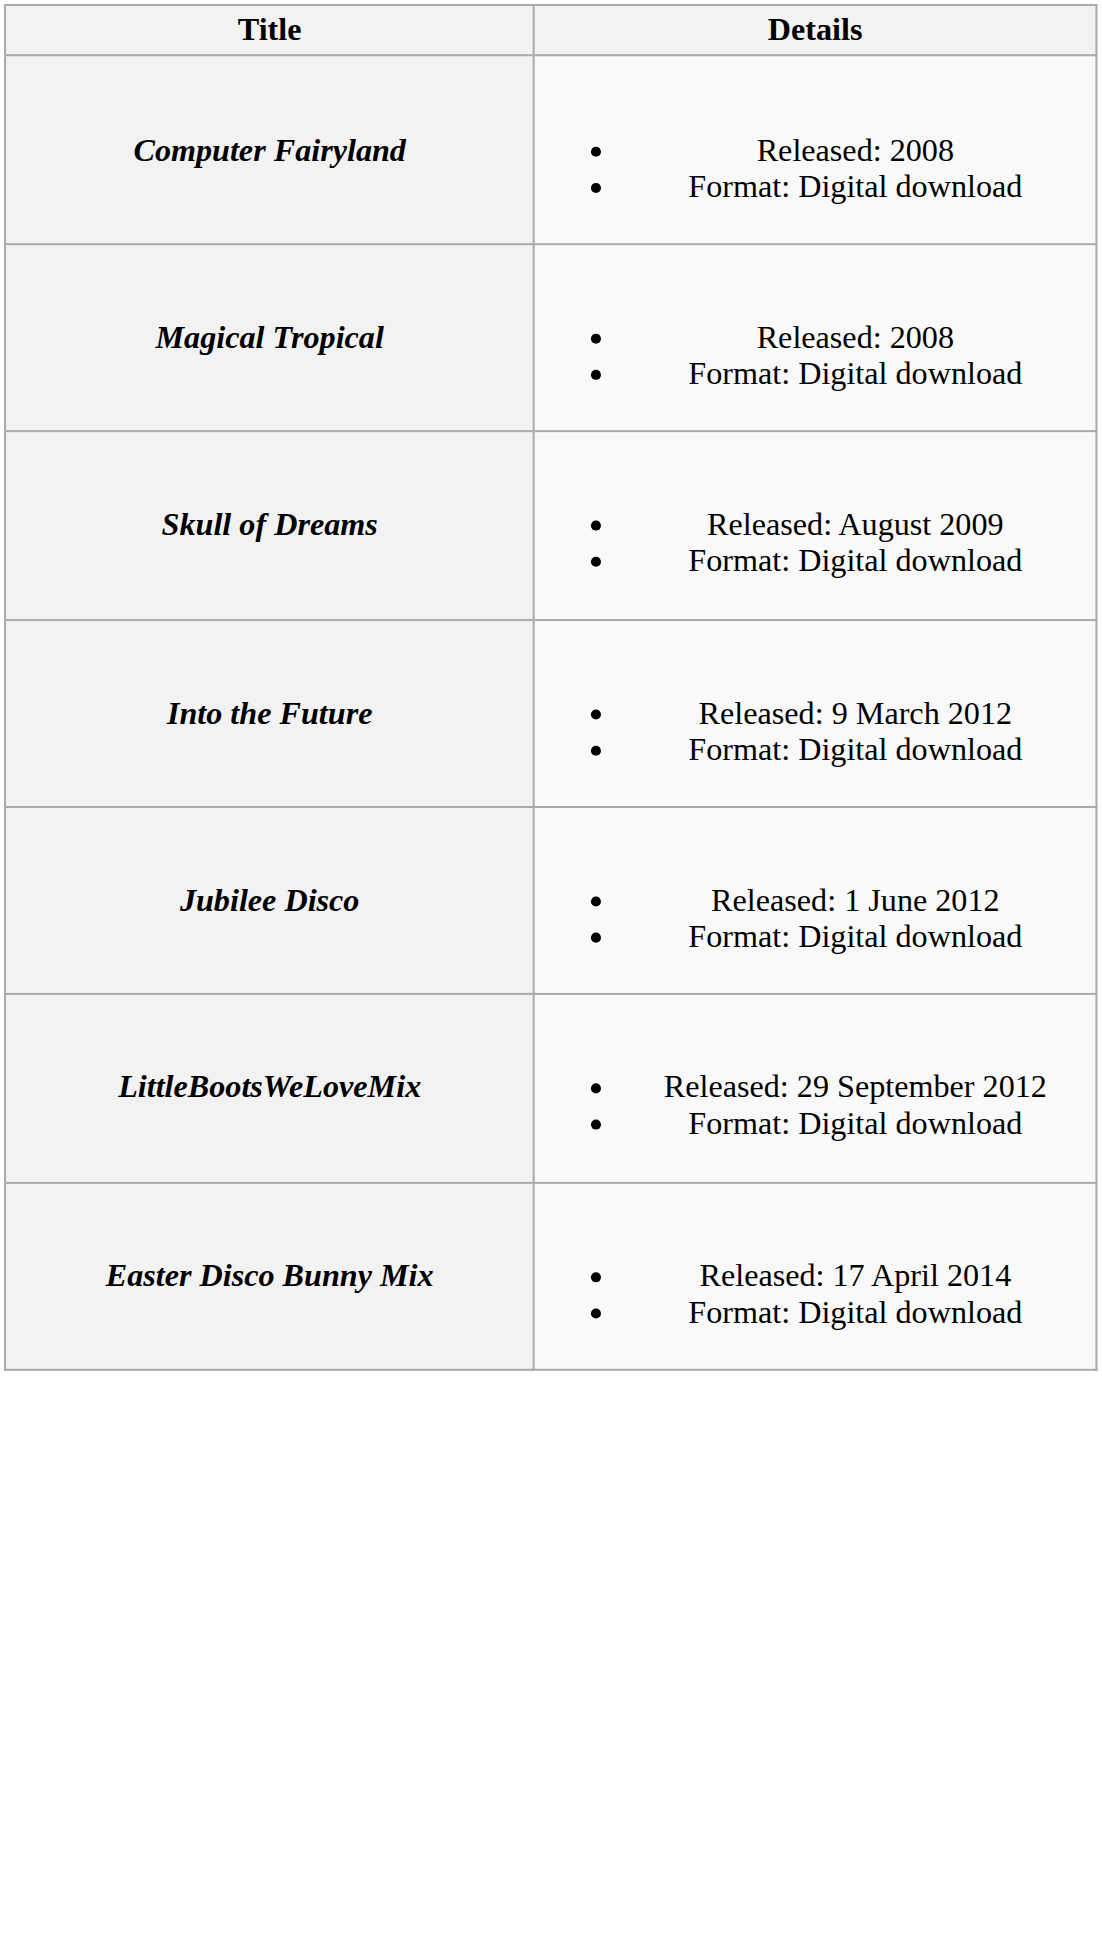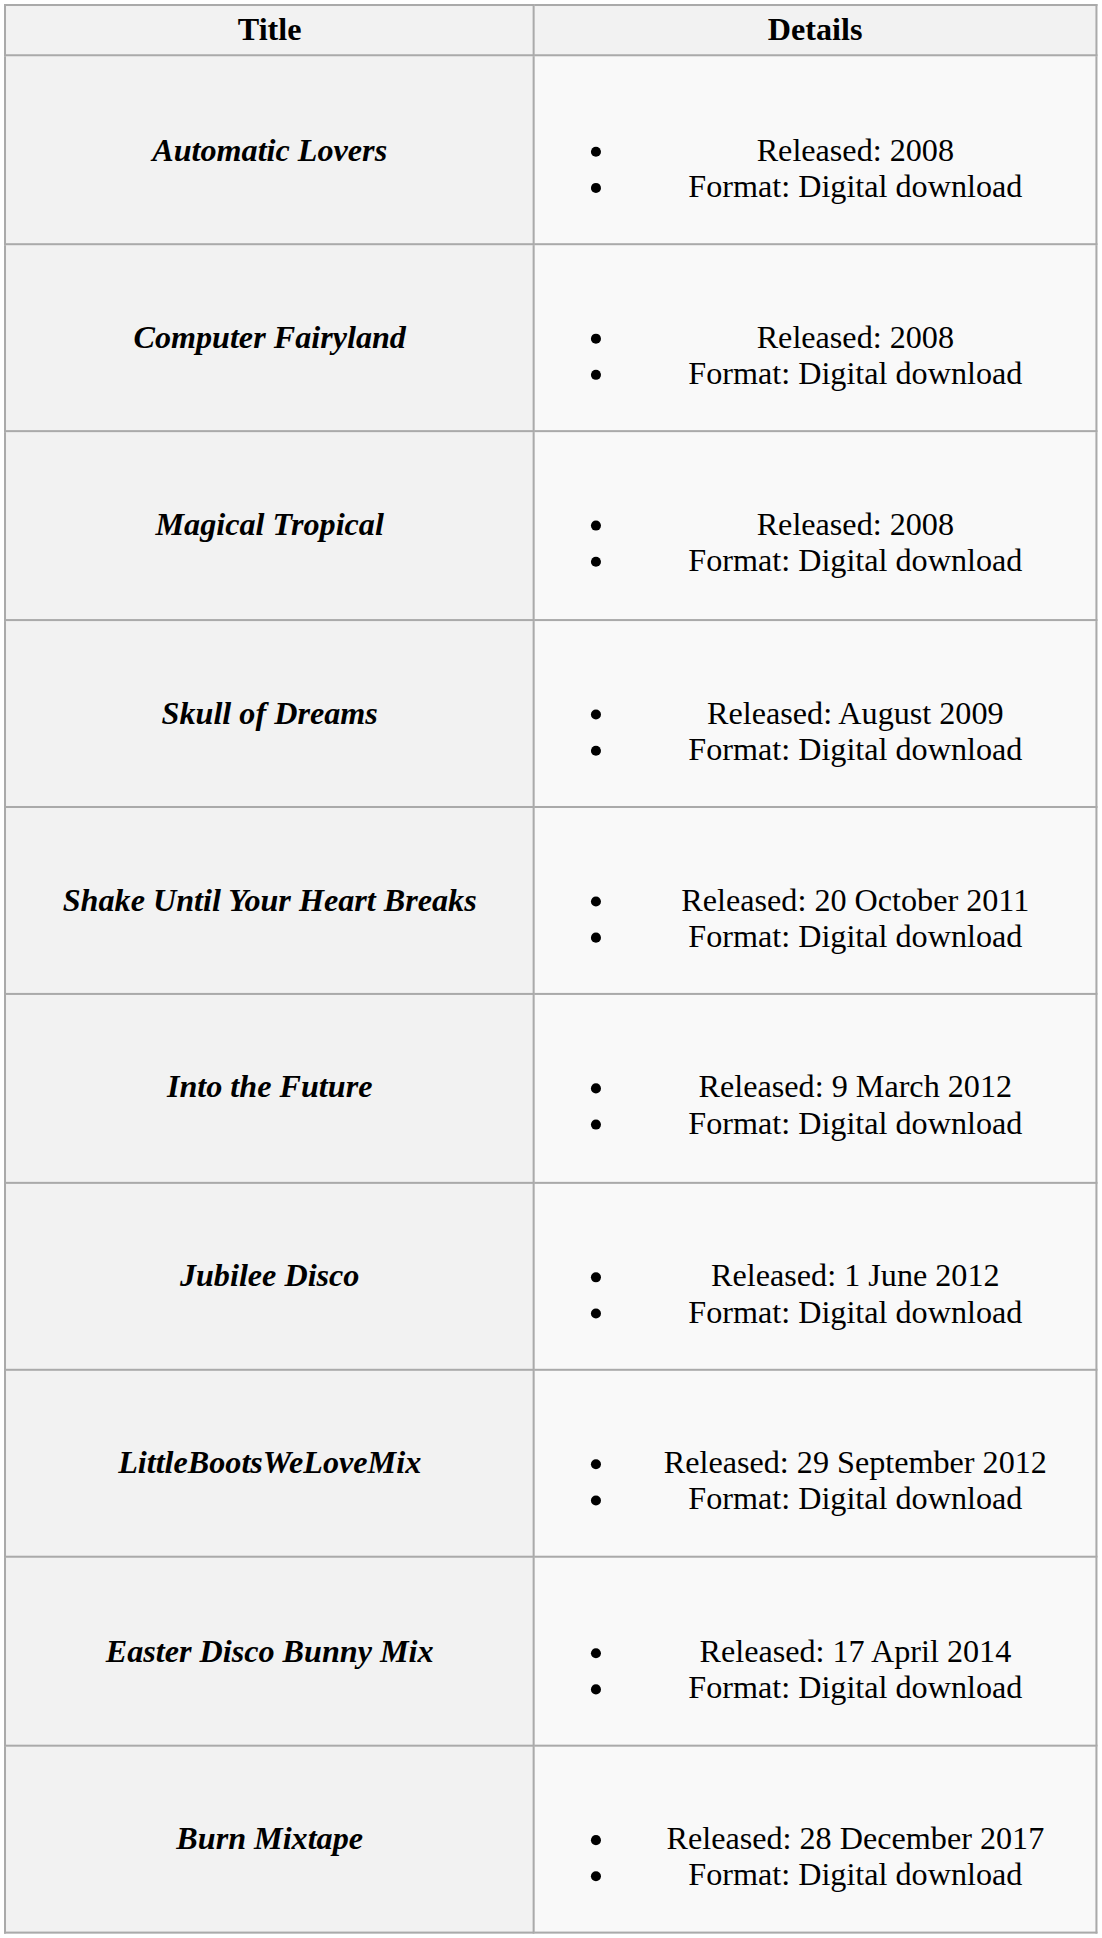+ row: (270, 149)
+ row: (270, 900)
+ row: (270, 1838)
